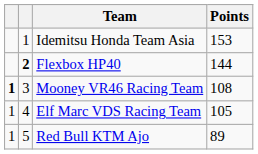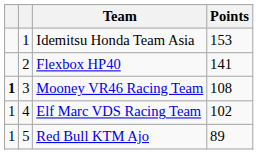(26, 64) bold -> (26, 64) normal
(221, 64) 144 -> (221, 64) 141
(221, 112) 105 -> (221, 112) 102
